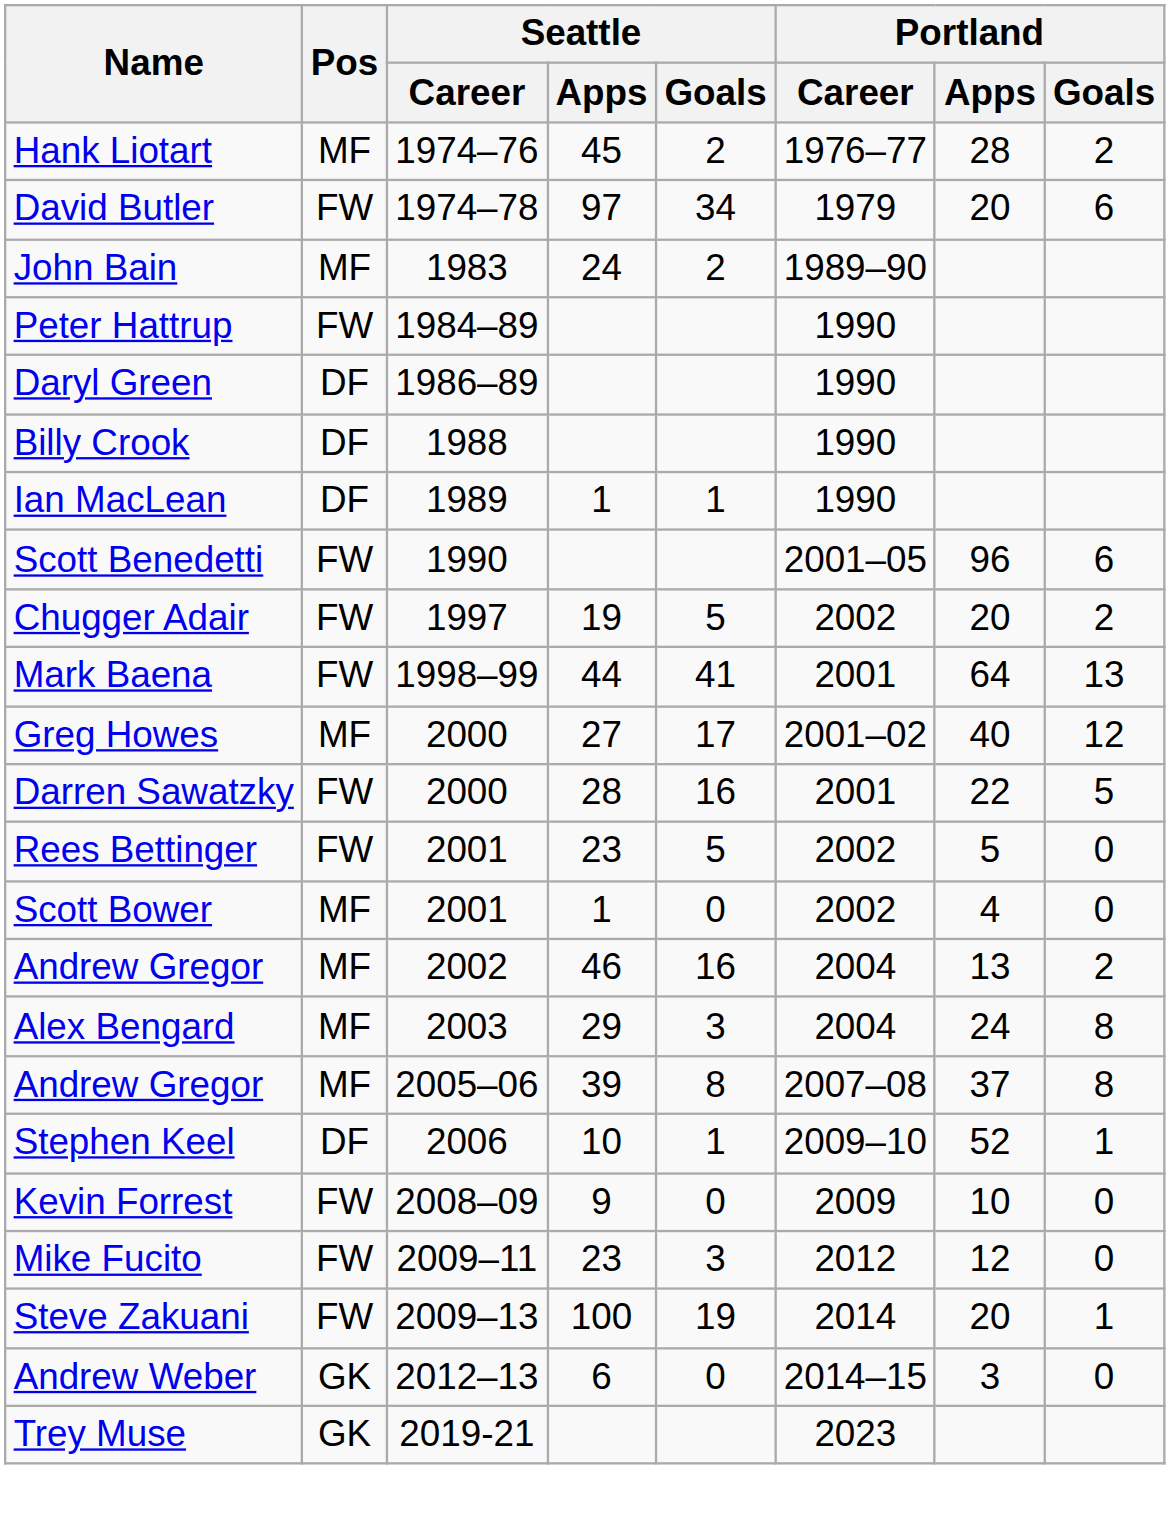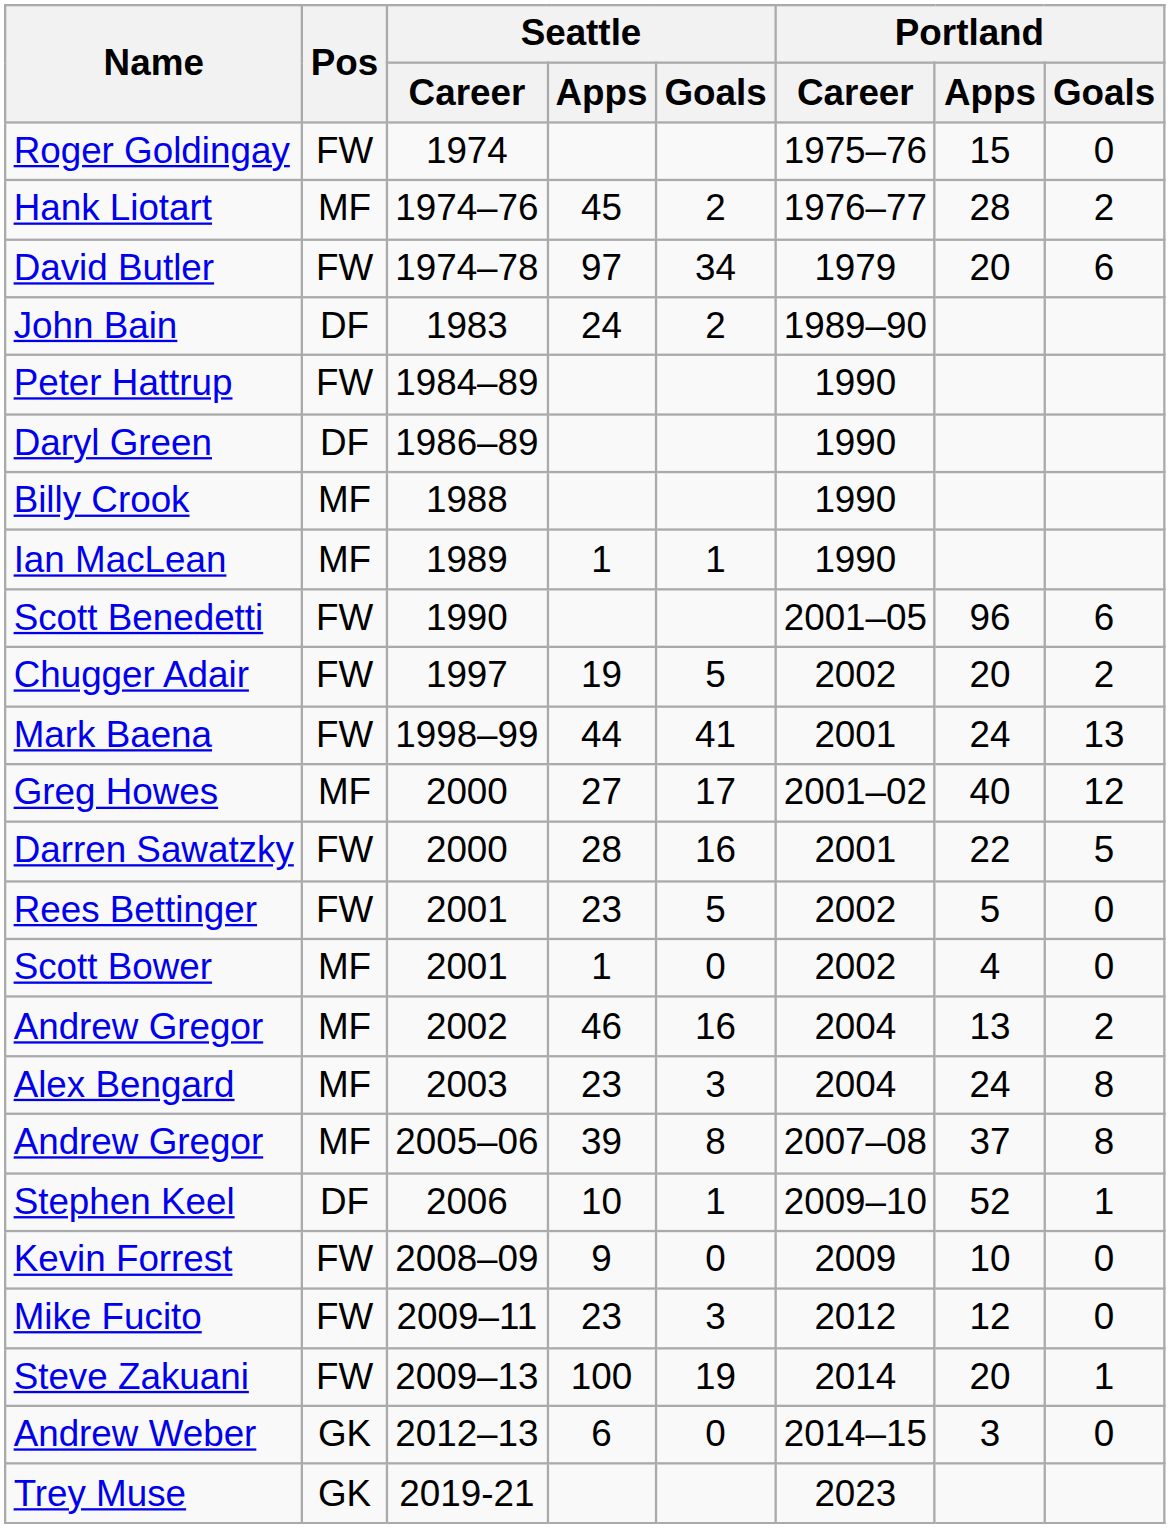+ row: (152, 150)
(345, 267) MF -> (345, 325) DF
(345, 442) DF -> (345, 500) MF
(345, 500) DF -> (345, 558) MF
(990, 675) 64 -> (990, 734) 24
(601, 1025) 29 -> (601, 1084) 23
